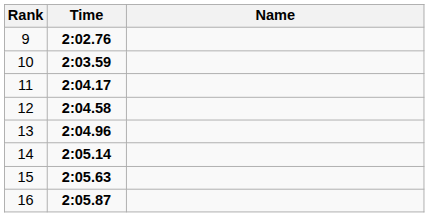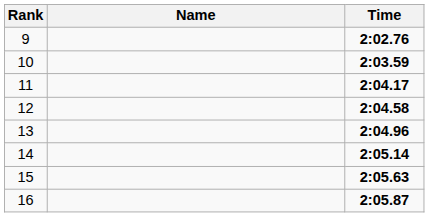columns swapped: (275, 16) <-> (87, 16)
